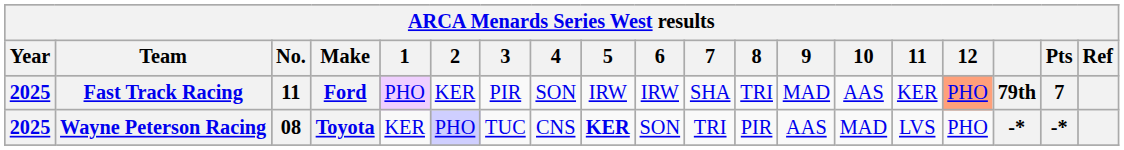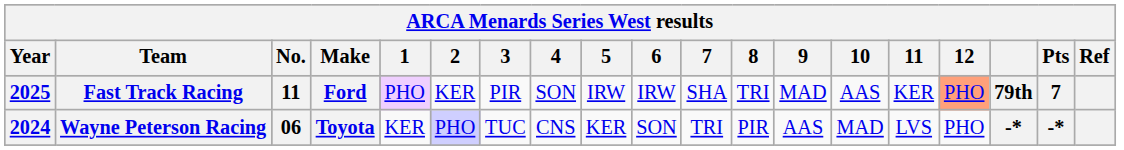(30, 127) 2025 -> (30, 127) 2024
(291, 127) 08 -> (291, 127) 06
(608, 127) bold -> (606, 127) normal
